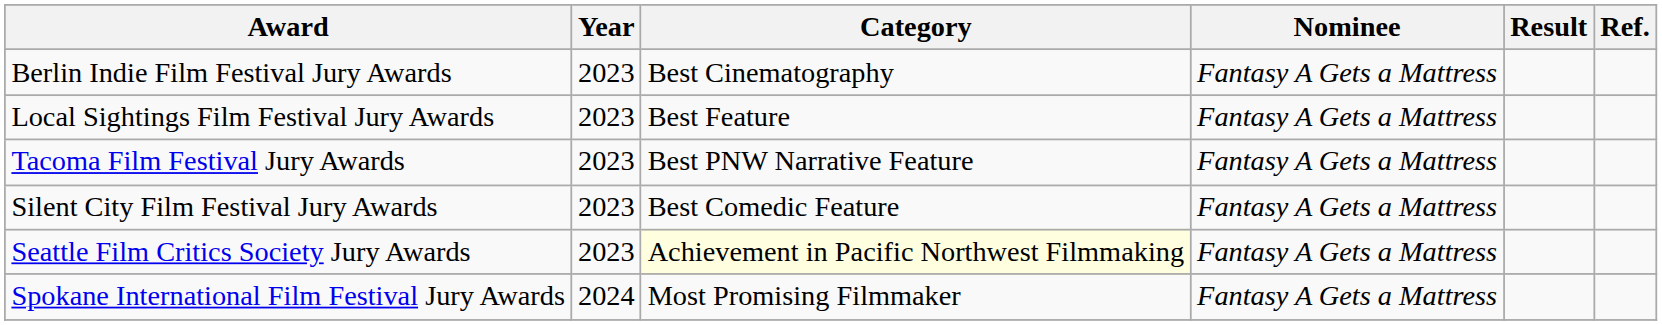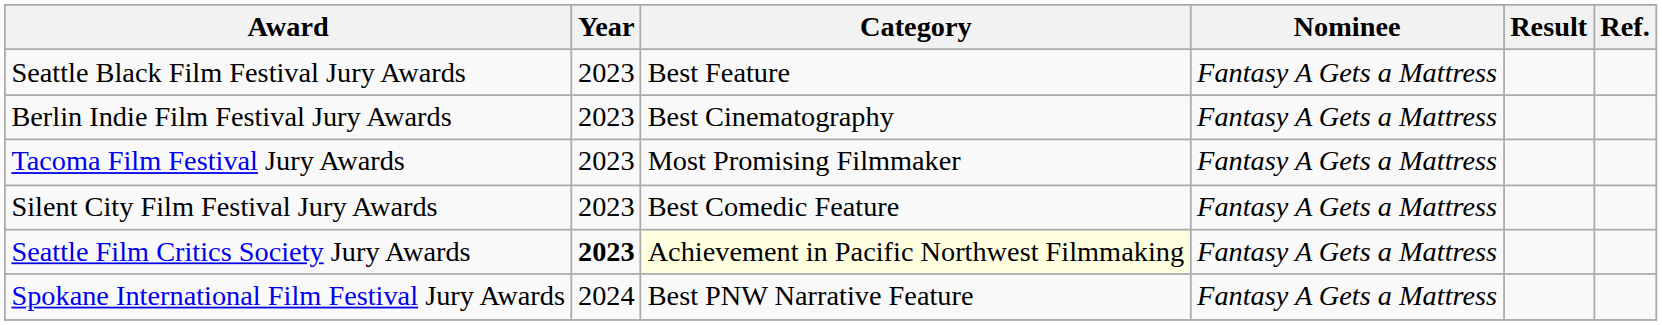+ row: (239, 71)
- row: (253, 116)
(811, 161) Best PNW Narrative Feature -> (804, 161) Most Promising Filmmaker
(606, 251) normal -> (606, 251) bold
(804, 296) Most Promising Filmmaker -> (811, 296) Best PNW Narrative Feature
